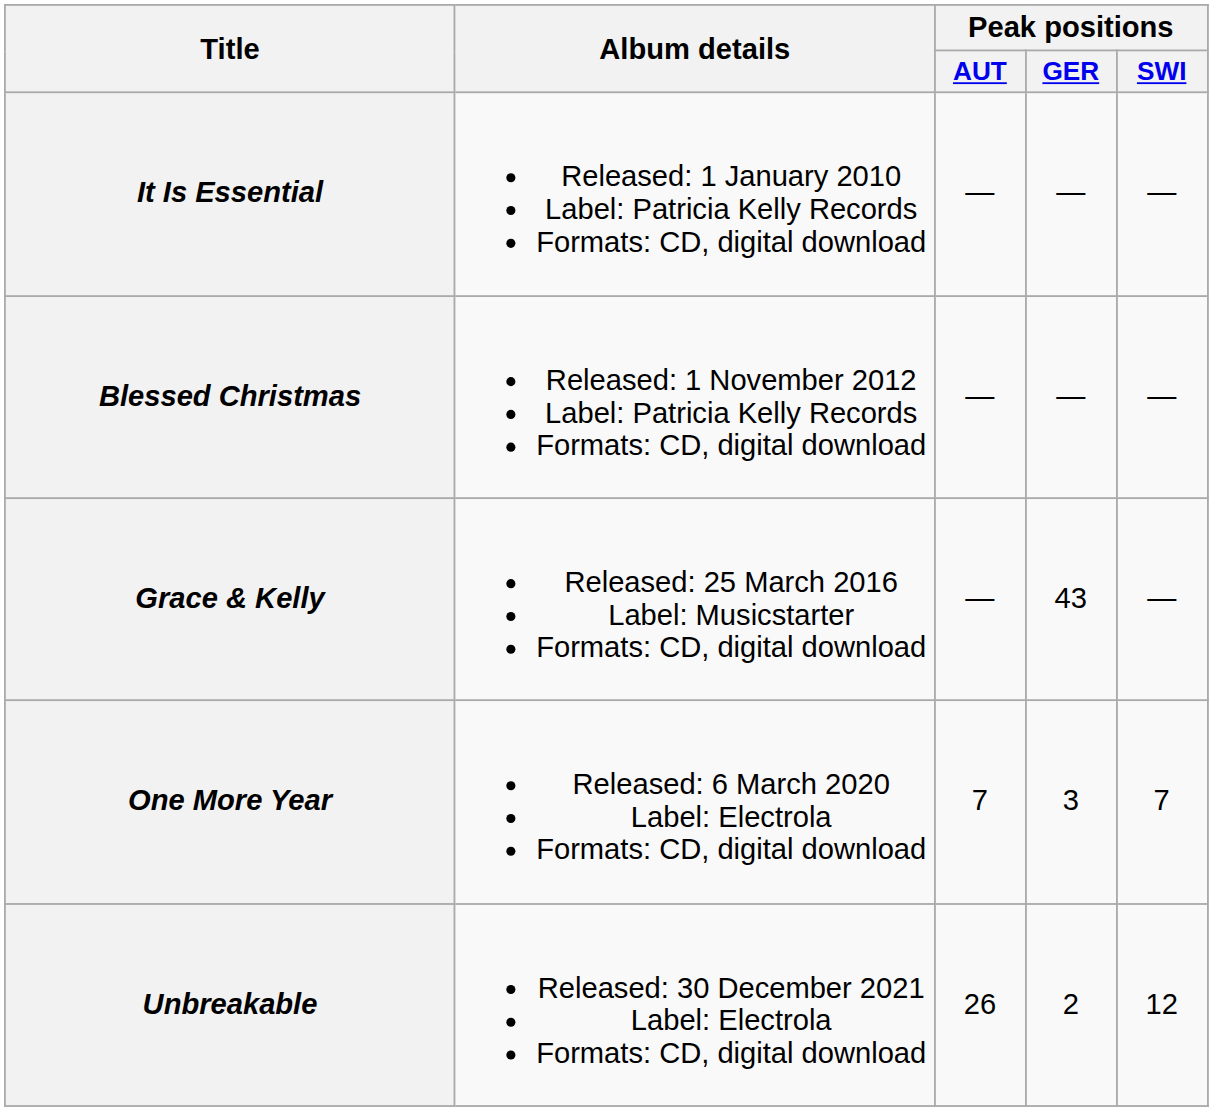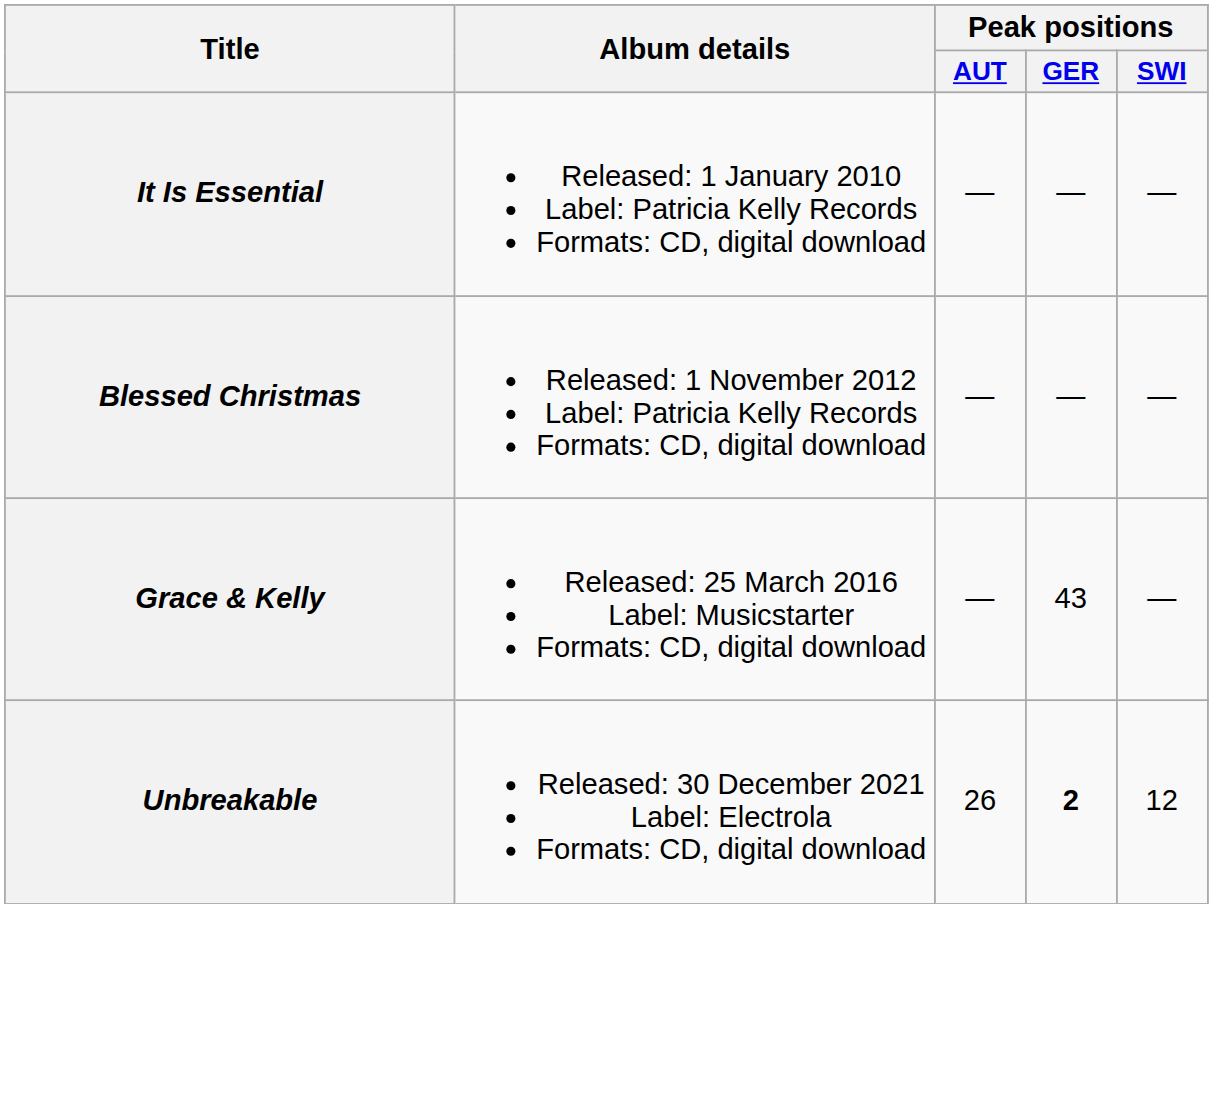- row: (230, 801)
(1071, 1004) normal -> (1071, 801) bold
